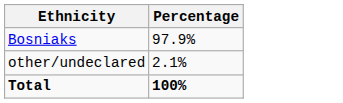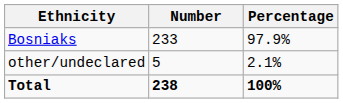+ column: (196, 16)
